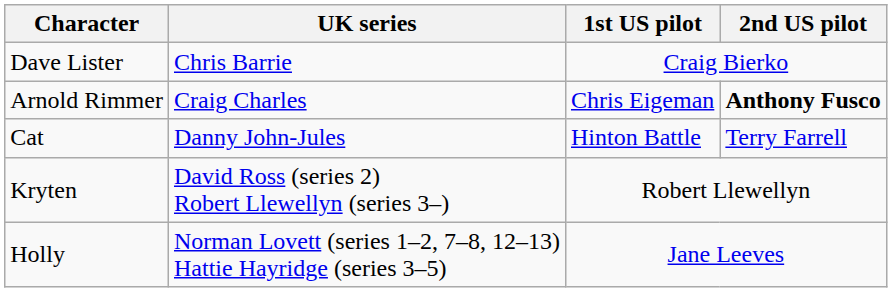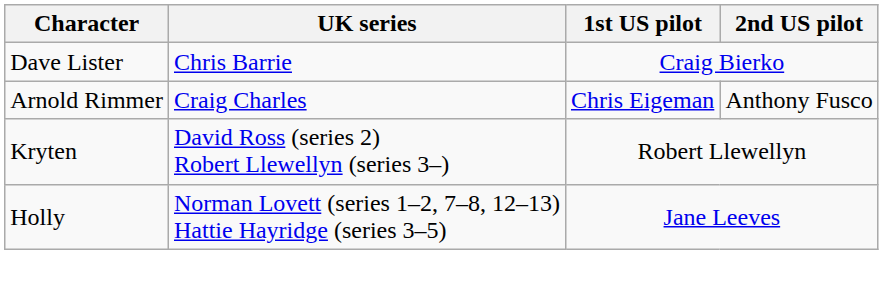(803, 99) bold -> (799, 99) normal
- row: (27, 137)
